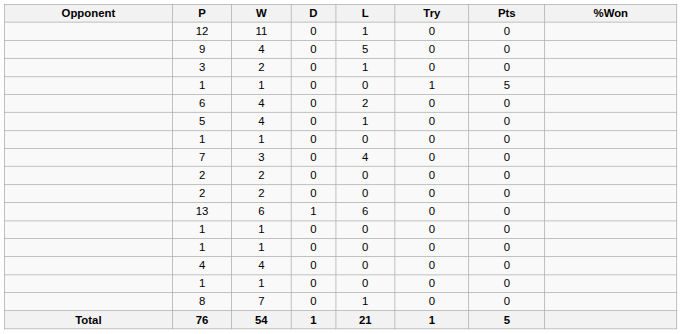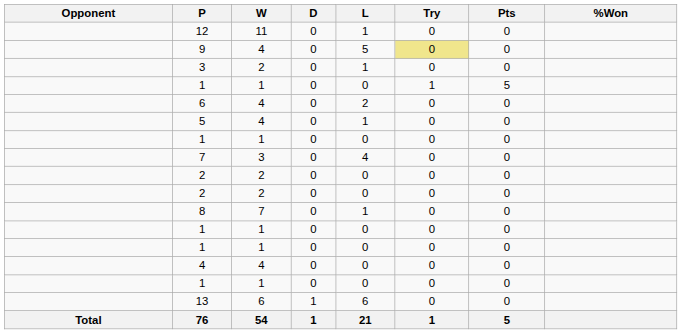(432, 49) no background -> (432, 49) khaki background
rows swapped: (202, 211) <-> (202, 301)
